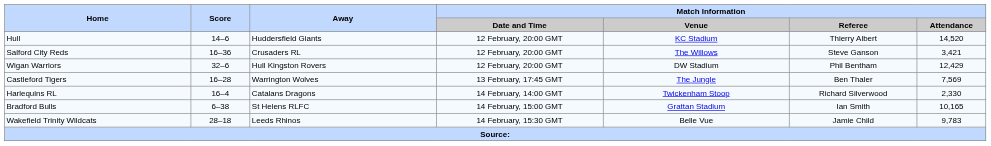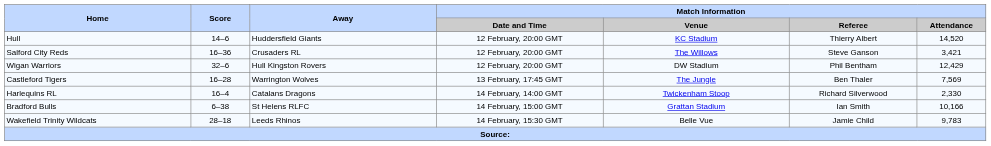(951, 107) 10,165 -> (951, 107) 10,166
